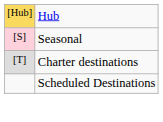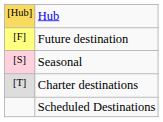+ row: (83, 39)
